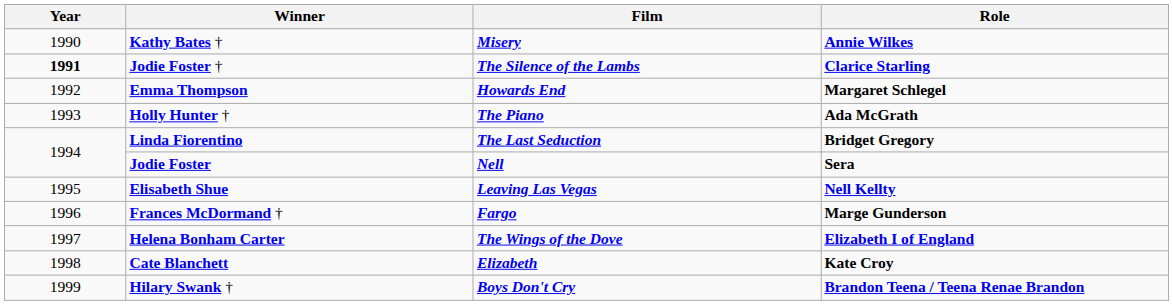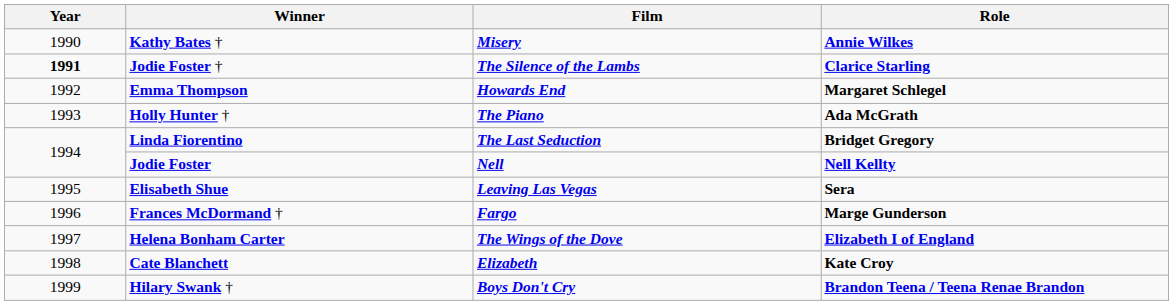(839, 164) Sera -> (860, 164) Nell Kellty
(860, 189) Nell Kellty -> (839, 189) Sera
